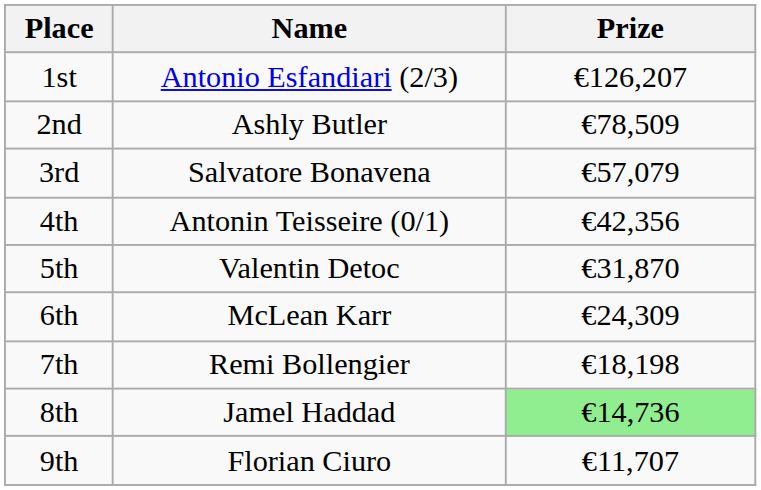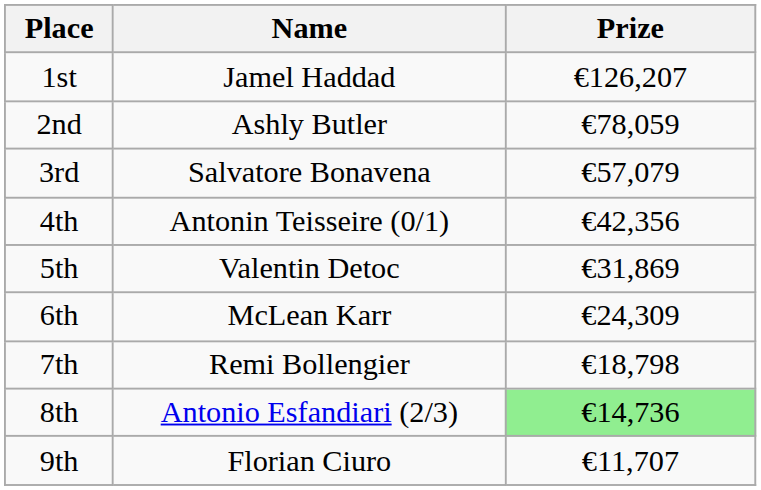(309, 76) Antonio Esfandiari (2/3) -> (309, 76) Jamel Haddad
(630, 124) €78,509 -> (630, 124) €78,059
(630, 268) €31,870 -> (630, 268) €31,869
(630, 364) €18,198 -> (630, 364) €18,798
(309, 412) Jamel Haddad -> (309, 412) Antonio Esfandiari (2/3)
